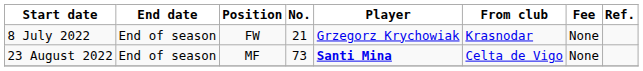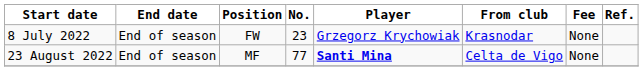(300, 35) 21 -> (300, 35) 23
(300, 55) 73 -> (300, 55) 77
